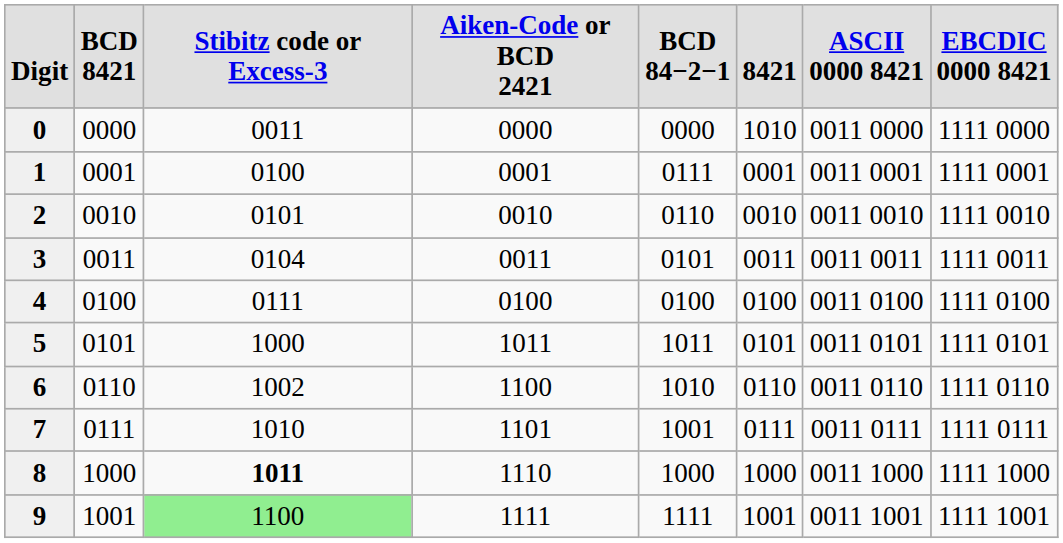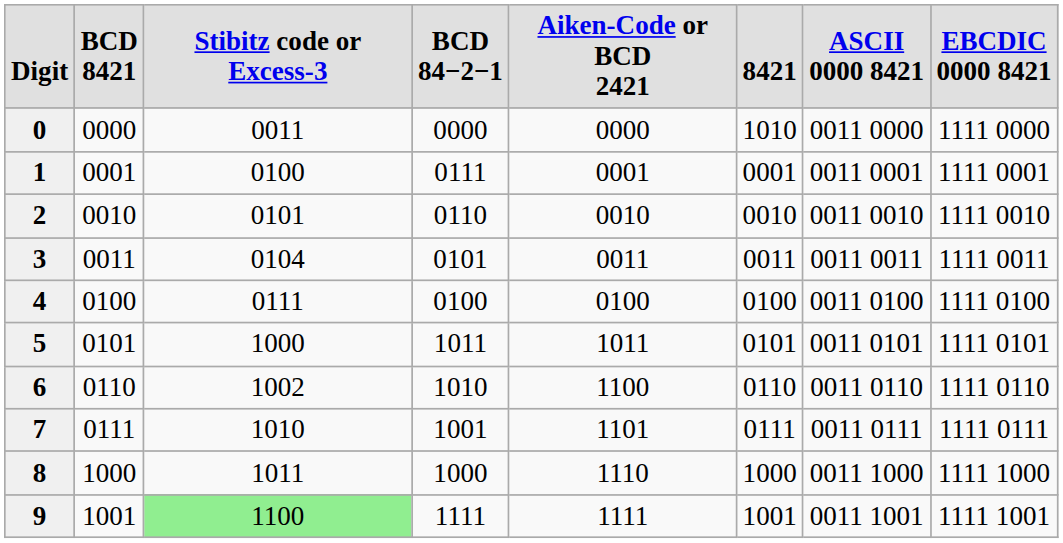columns swapped: (525, 56) <-> (688, 56)
(278, 472) bold -> (278, 472) normal
